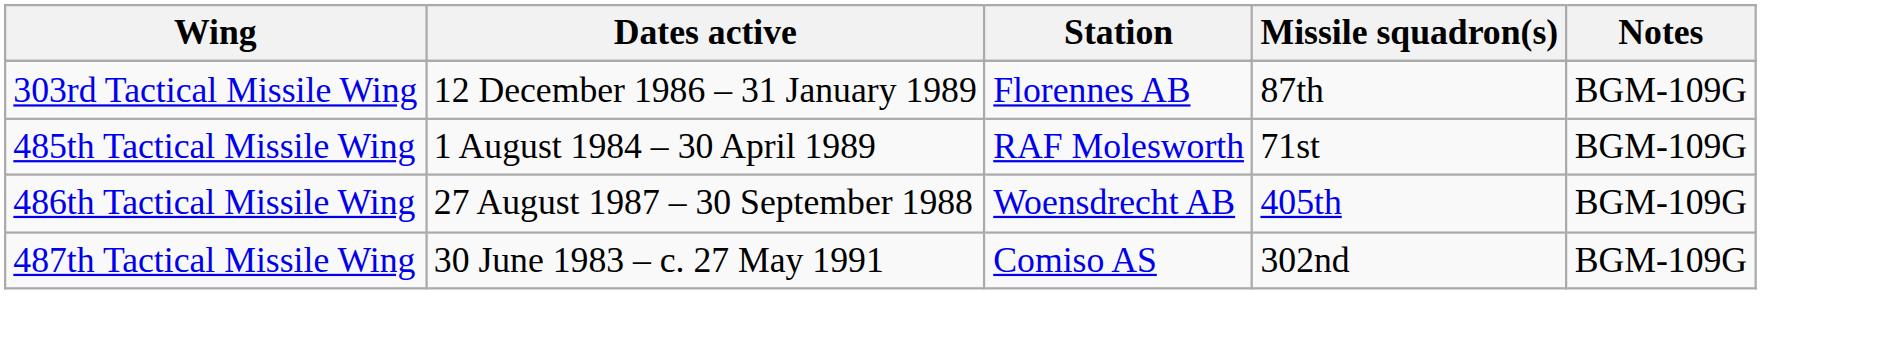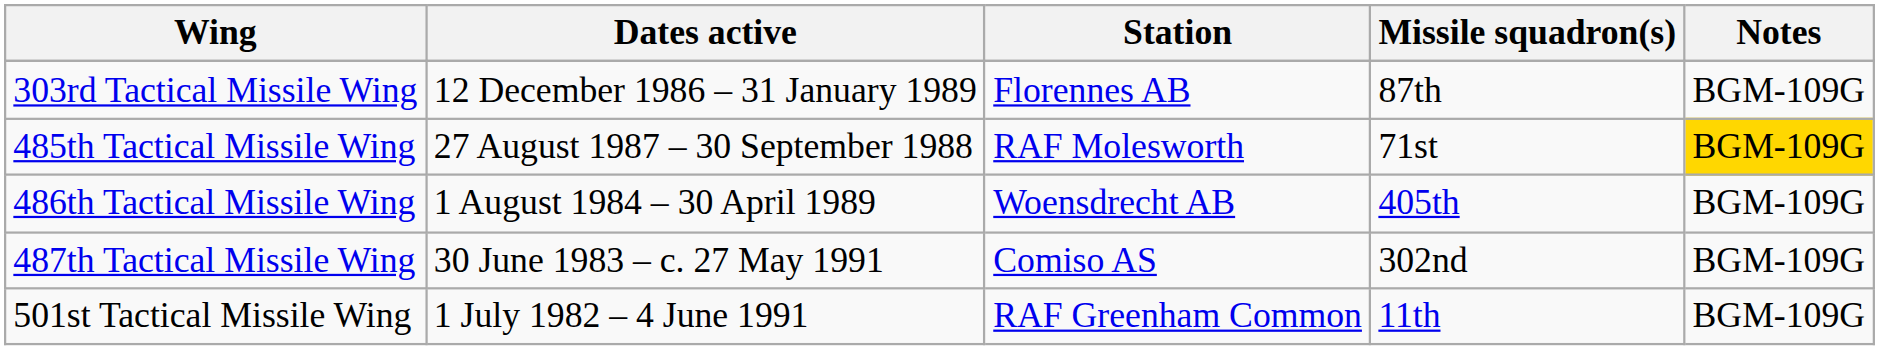(655, 145) 1 August 1984 – 30 April 1989 -> (703, 145) 27 August 1987 – 30 September 1988
(1661, 145) no background -> (1779, 145) gold background
(703, 202) 27 August 1987 – 30 September 1988 -> (655, 202) 1 August 1984 – 30 April 1989
+ row: (212, 315)
